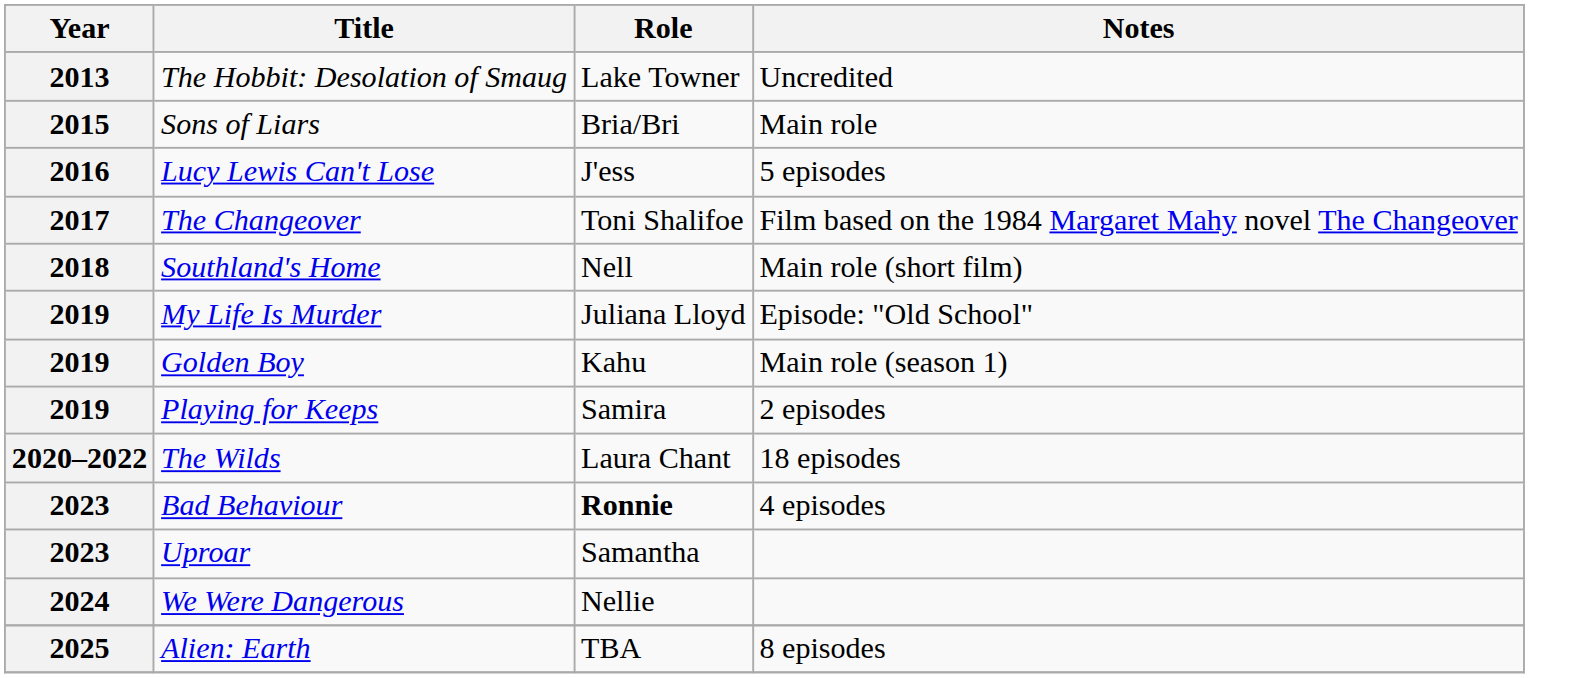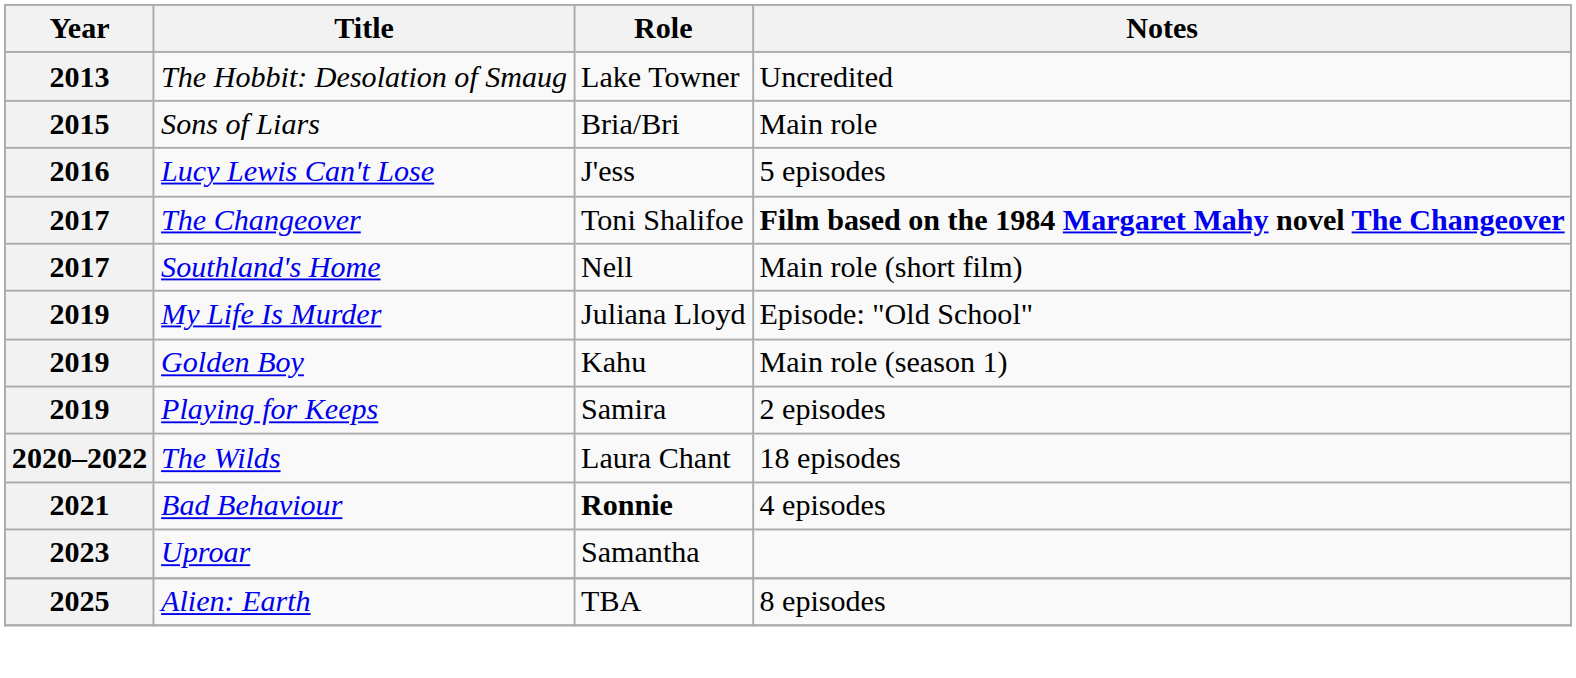(1139, 219) normal -> (1162, 219) bold
(80, 266) 2018 -> (80, 266) 2017
(80, 505) 2023 -> (80, 505) 2021
- row: (283, 600)
